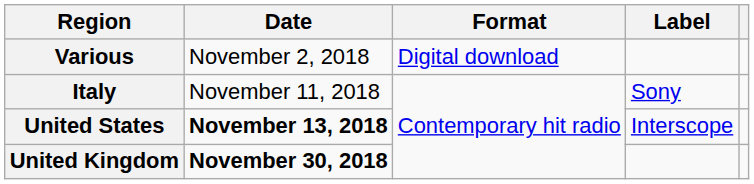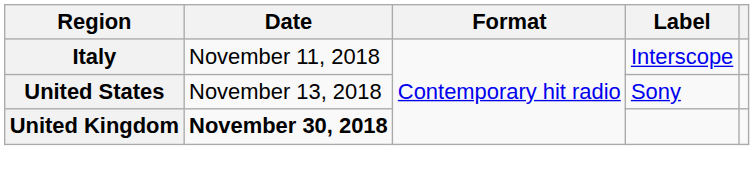- row: (94, 56)
(656, 91) Sony -> (682, 56) Interscope
(288, 126) bold -> (285, 91) normal
(682, 126) Interscope -> (656, 91) Sony
